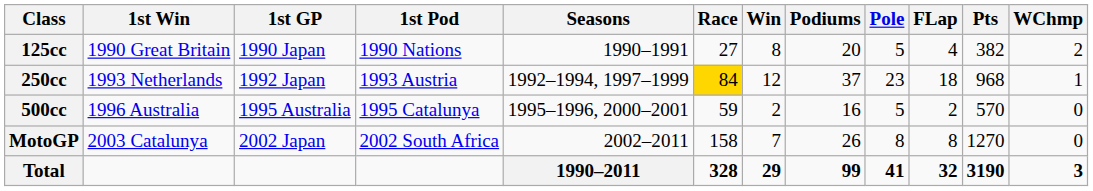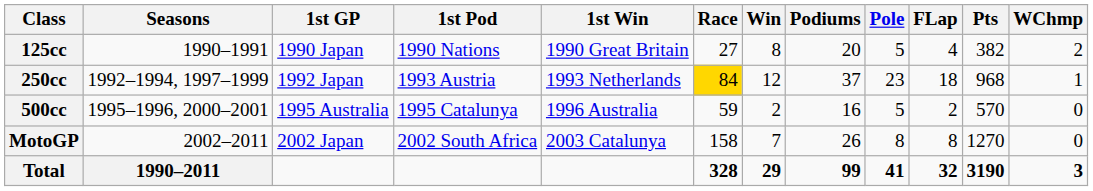columns swapped: (598, 19) <-> (159, 19)
